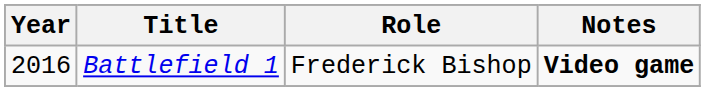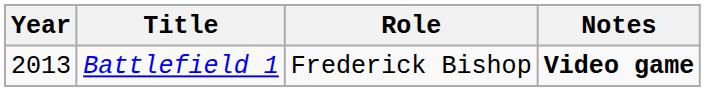(41, 66) 2016 -> (41, 66) 2013
